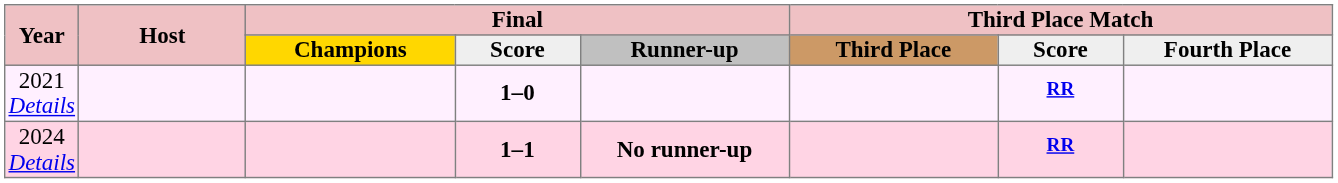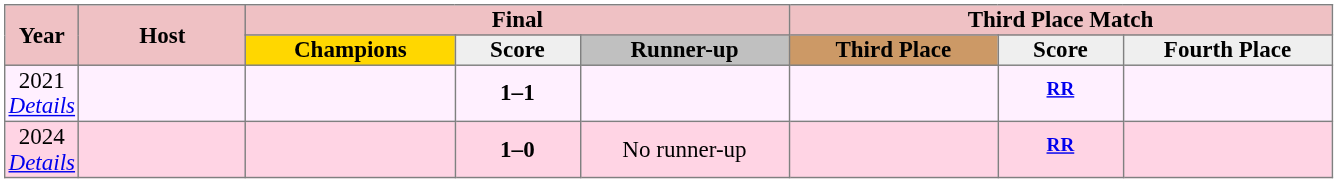(517, 93) 1–0 -> (517, 93) 1–1
(517, 149) 1–1 -> (517, 149) 1–0
(684, 149) bold -> (684, 149) normal
